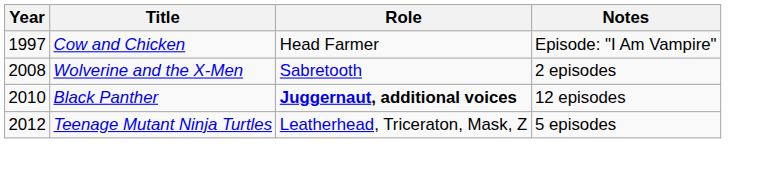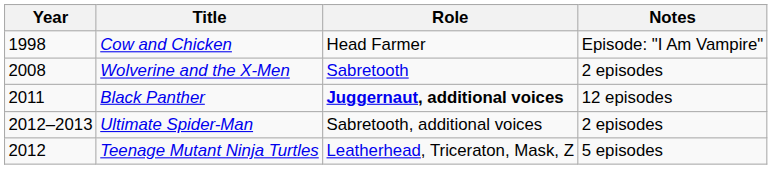(27, 44) 1997 -> (27, 44) 1998
(27, 97) 2010 -> (26, 97) 2011
+ row: (177, 124)
